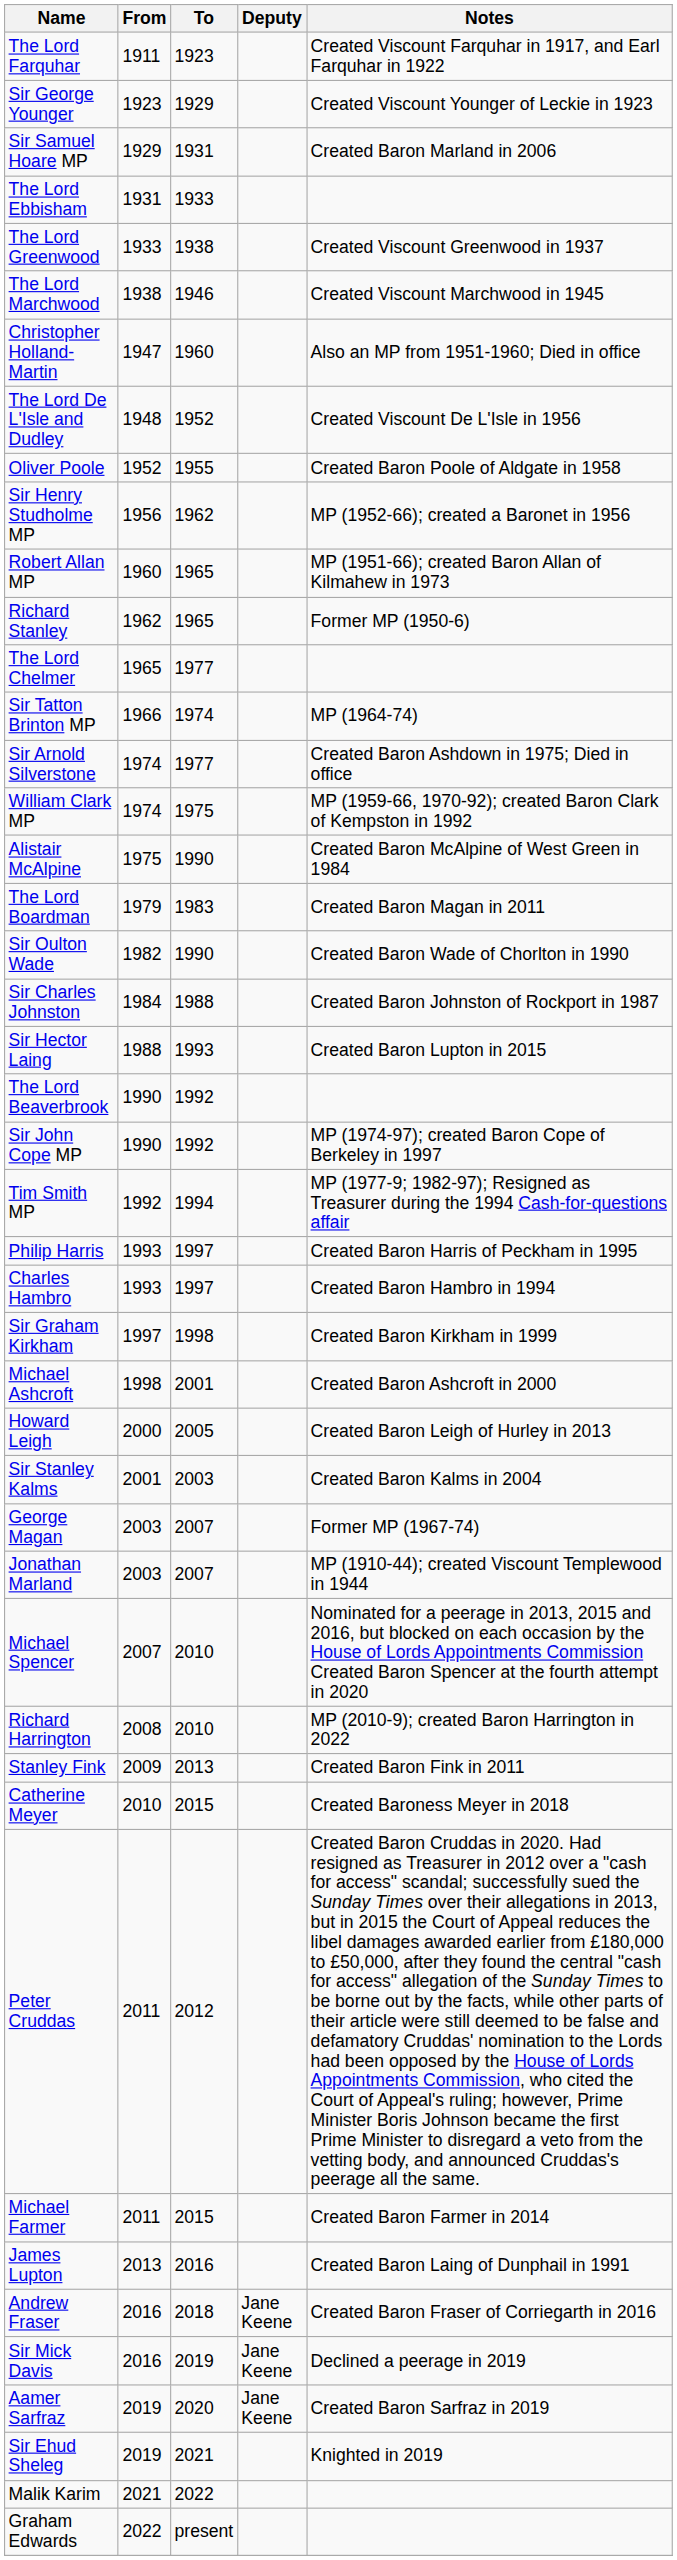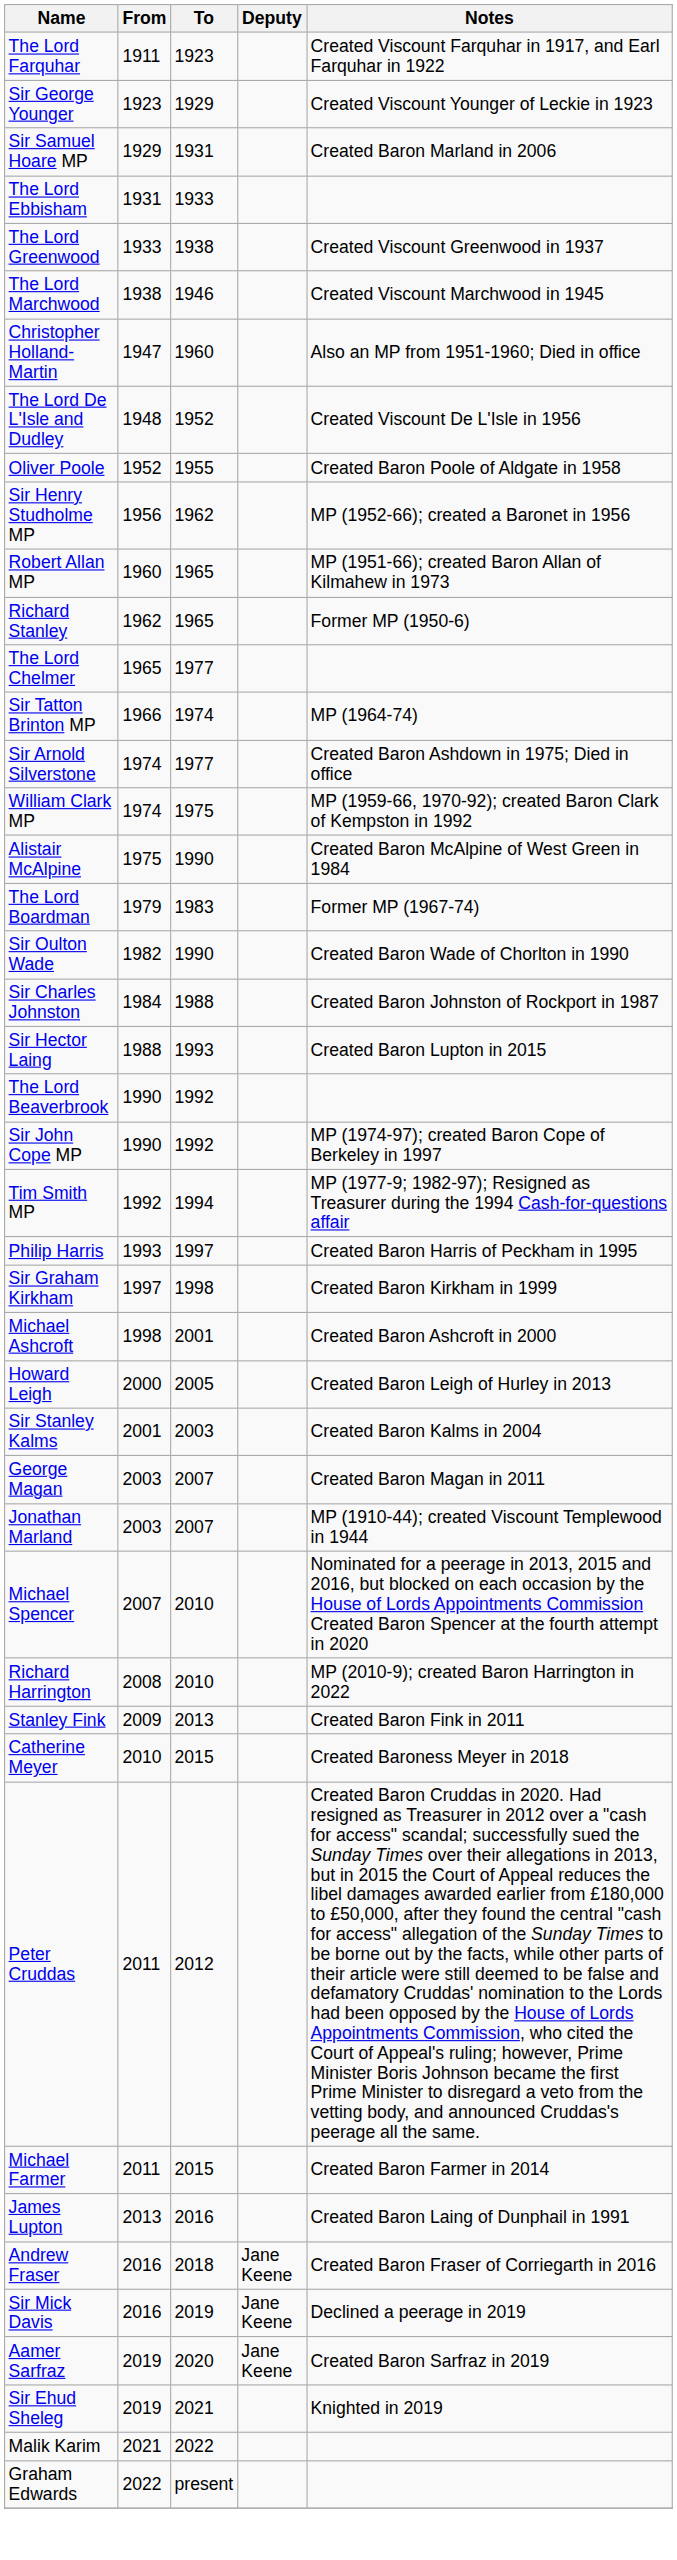(428, 906) Created Baron Magan in 2011 -> (395, 906) Former MP (1967-74)
- row: (40, 1288)
(395, 1527) Former MP (1967-74) -> (428, 1479) Created Baron Magan in 2011
